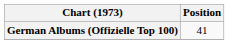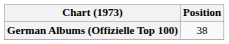(202, 30) 41 -> (202, 30) 38
